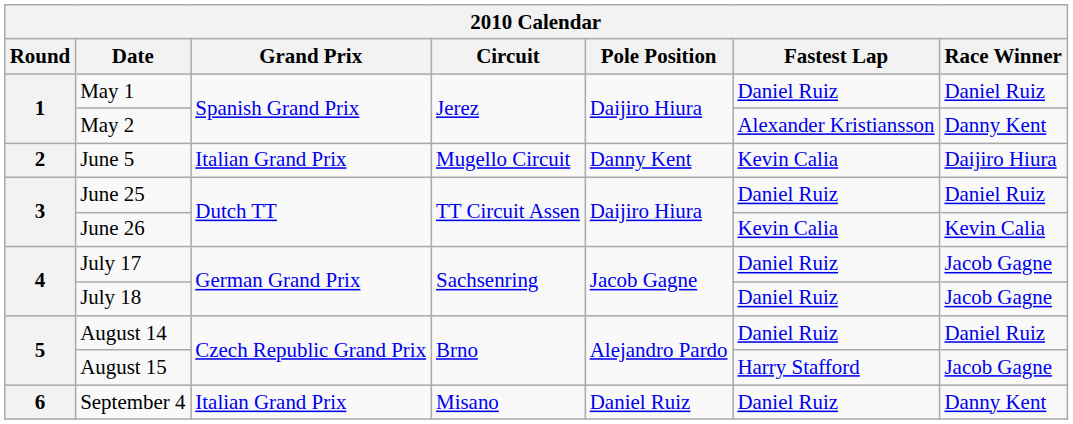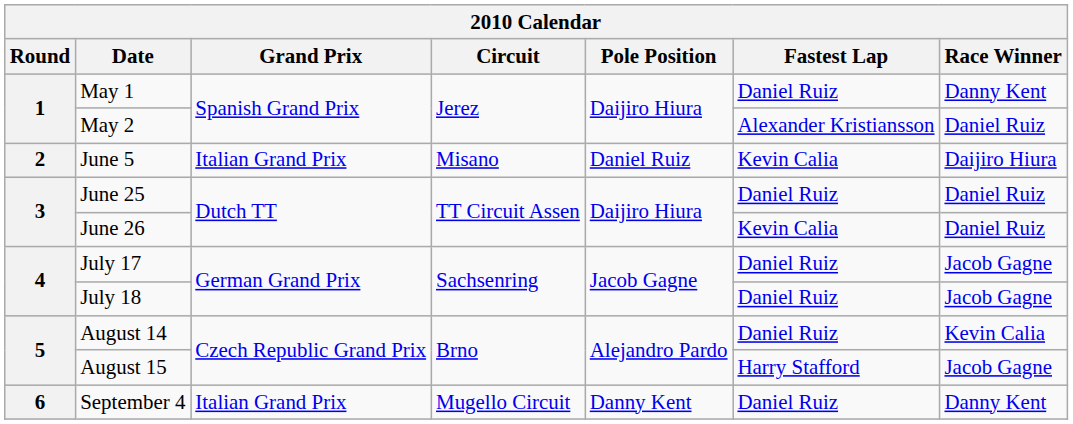(995, 90) Daniel Ruiz -> (995, 90) Danny Kent
(995, 125) Danny Kent -> (995, 125) Daniel Ruiz
(503, 159) Mugello Circuit -> (467, 159) Misano
(641, 159) Danny Kent -> (640, 159) Daniel Ruiz
(995, 228) Kevin Calia -> (995, 228) Daniel Ruiz
(995, 332) Daniel Ruiz -> (995, 332) Kevin Calia
(467, 401) Misano -> (503, 401) Mugello Circuit
(640, 401) Daniel Ruiz -> (641, 401) Danny Kent
